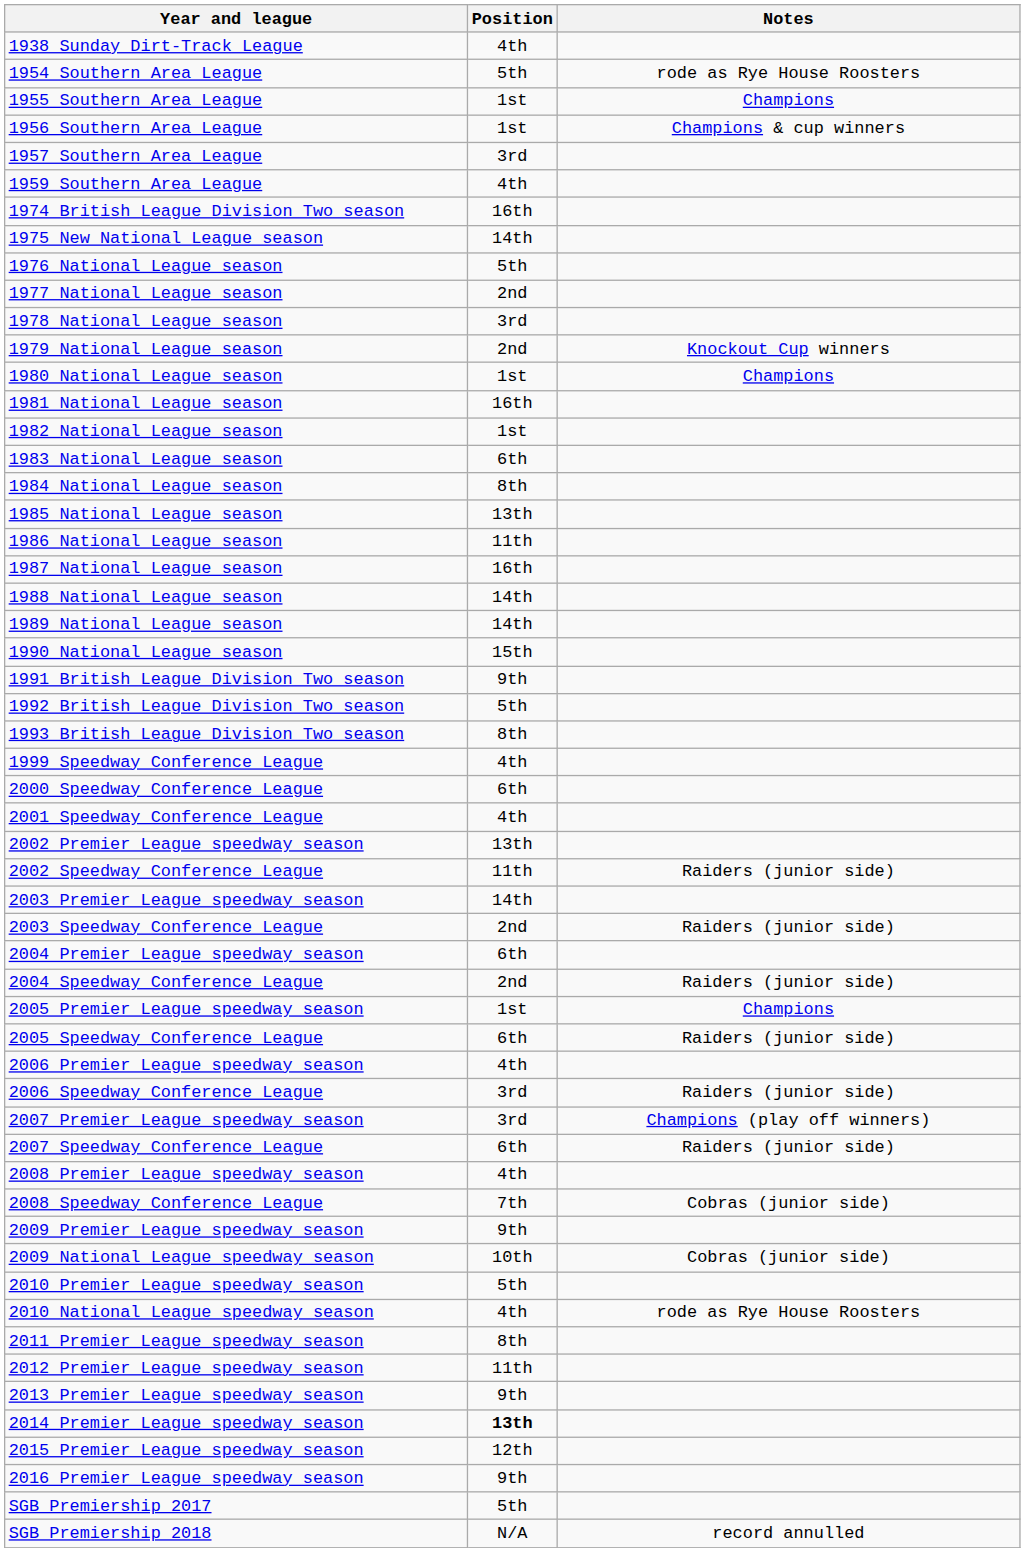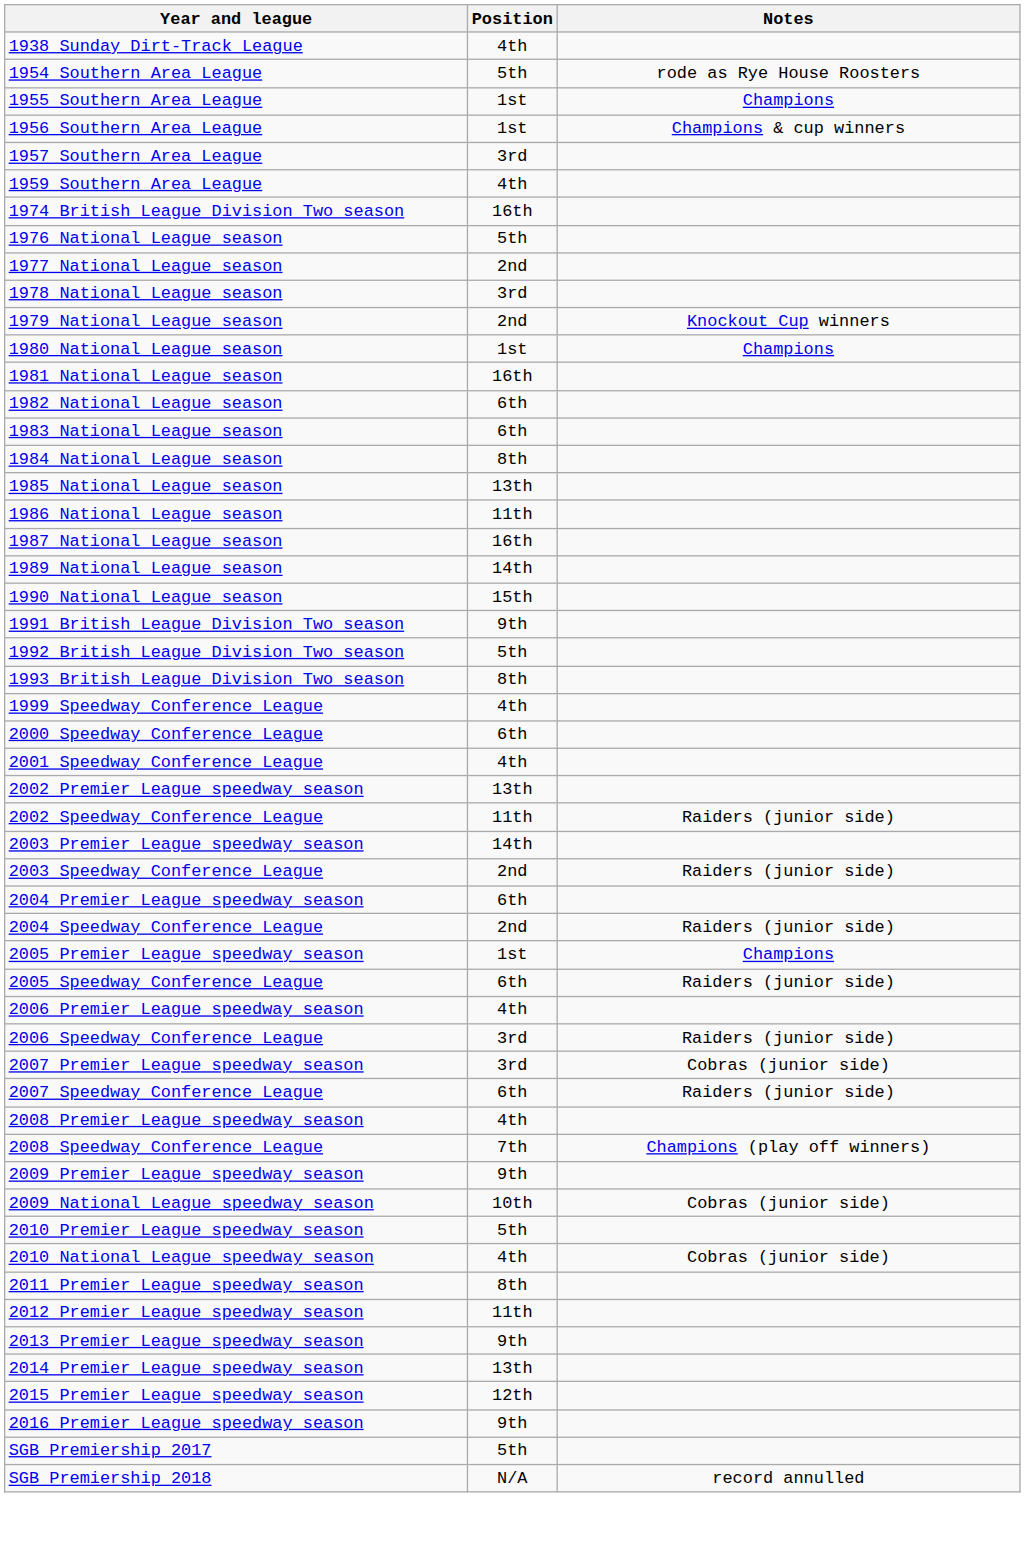- row: (166, 239)
(512, 432) 1st -> (512, 404) 6th
- row: (146, 597)
(788, 1120) Champions (play off winners) -> (788, 1065) Cobras (junior side)
(788, 1203) Cobras (junior side) -> (788, 1148) Champions (play off winners)
(788, 1313) rode as Rye House Roosters -> (788, 1258) Cobras (junior side)
(512, 1423) bold -> (512, 1368) normal
